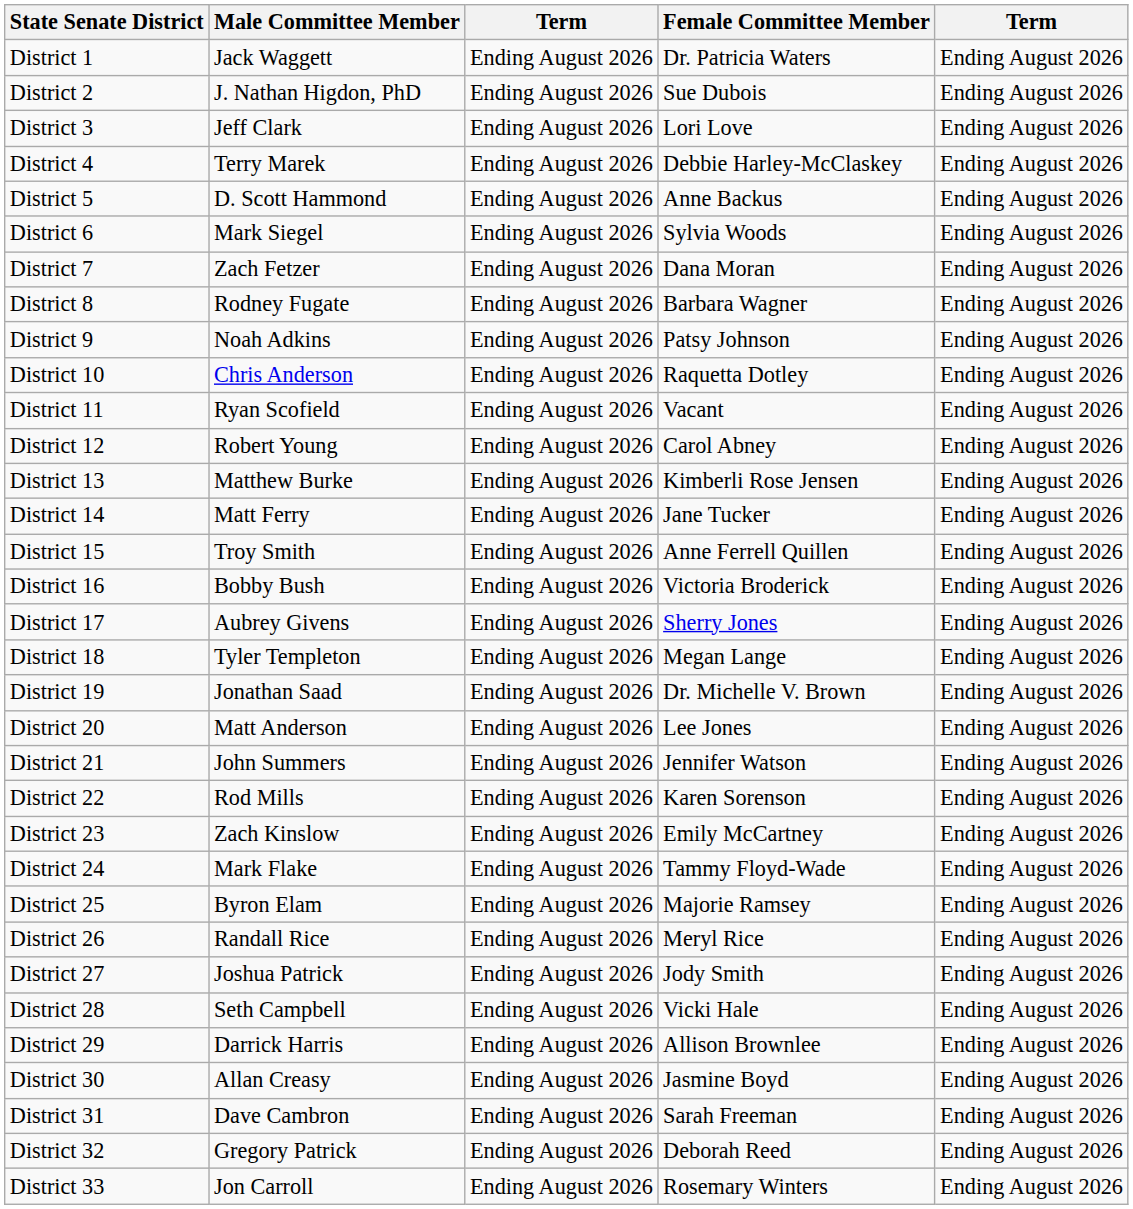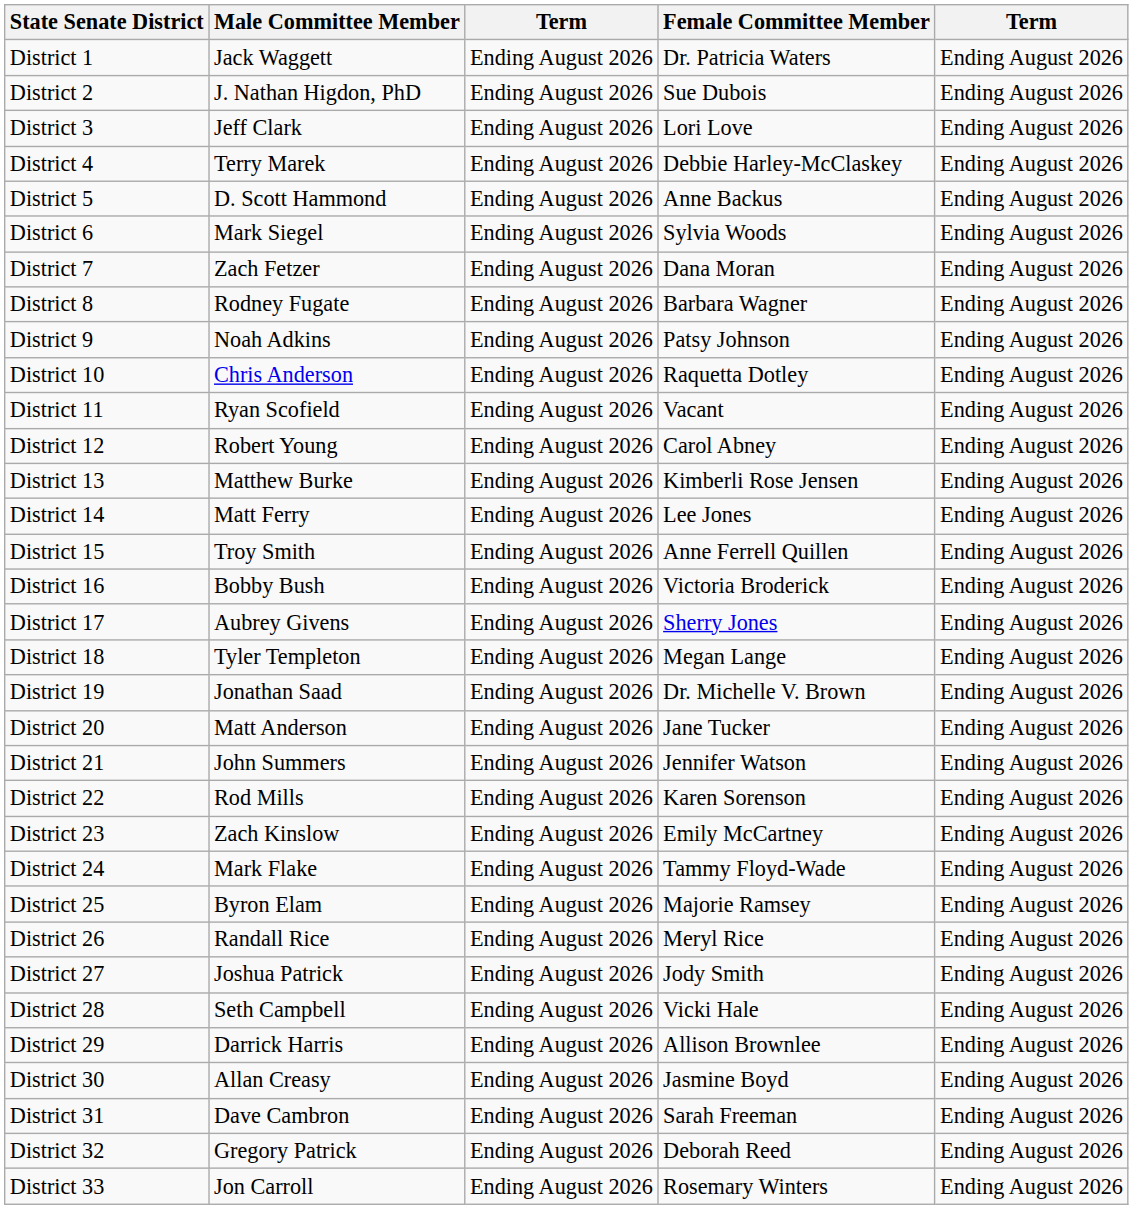(717, 515) Jane Tucker -> (707, 515) Lee Jones
(707, 727) Lee Jones -> (717, 727) Jane Tucker
